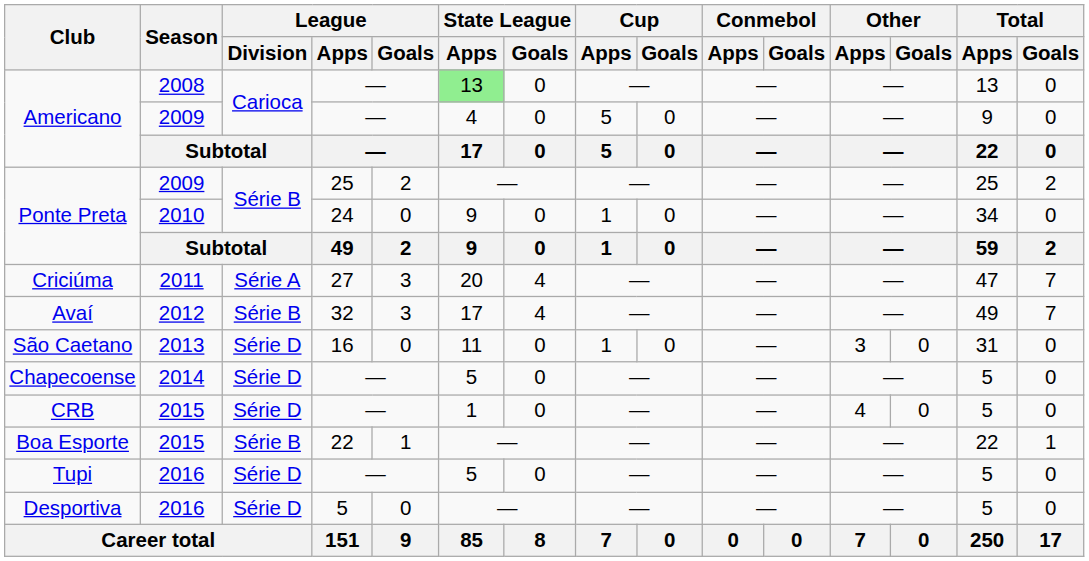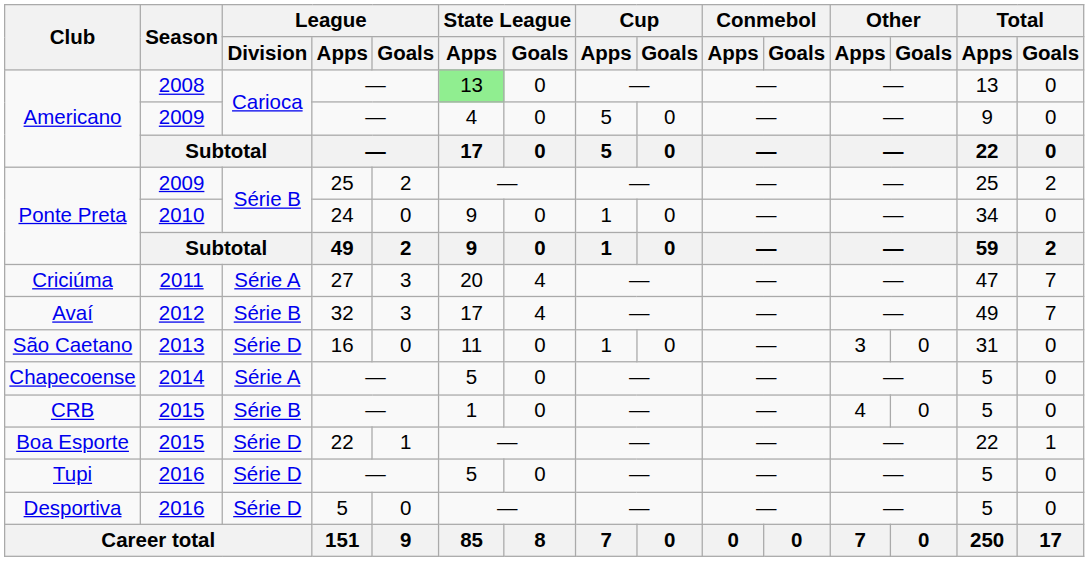(267, 378) Série D -> (267, 378) Série A
(267, 410) Série D -> (267, 410) Série B
(267, 442) Série B -> (267, 442) Série D
